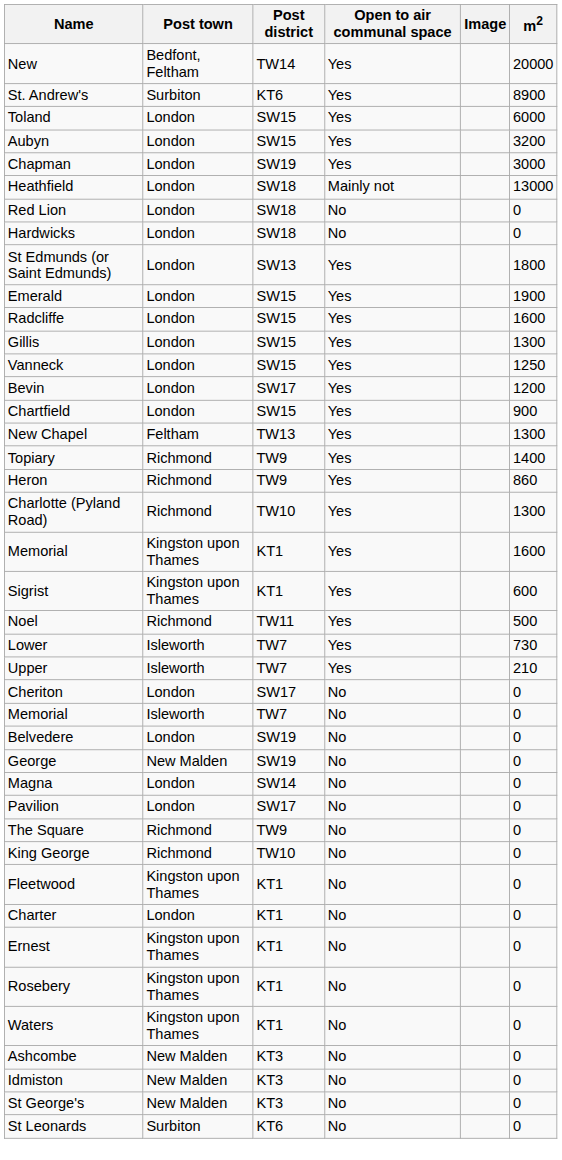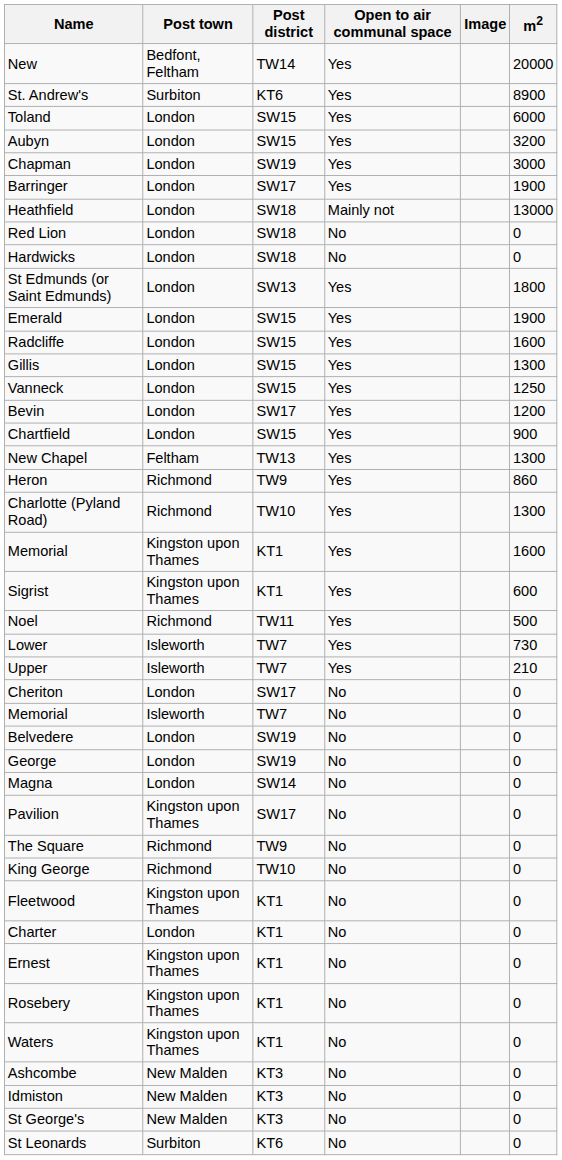+ row: (38, 187)
- row: (31, 457)
(187, 760) New Malden -> (171, 760) London
(171, 807) London -> (193, 815) Kingston upon Thames
